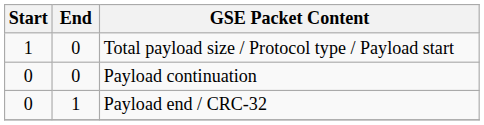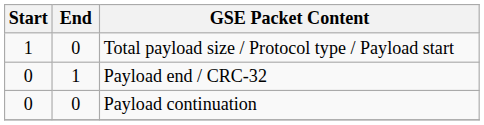rows swapped: (180, 76) <-> (185, 104)
